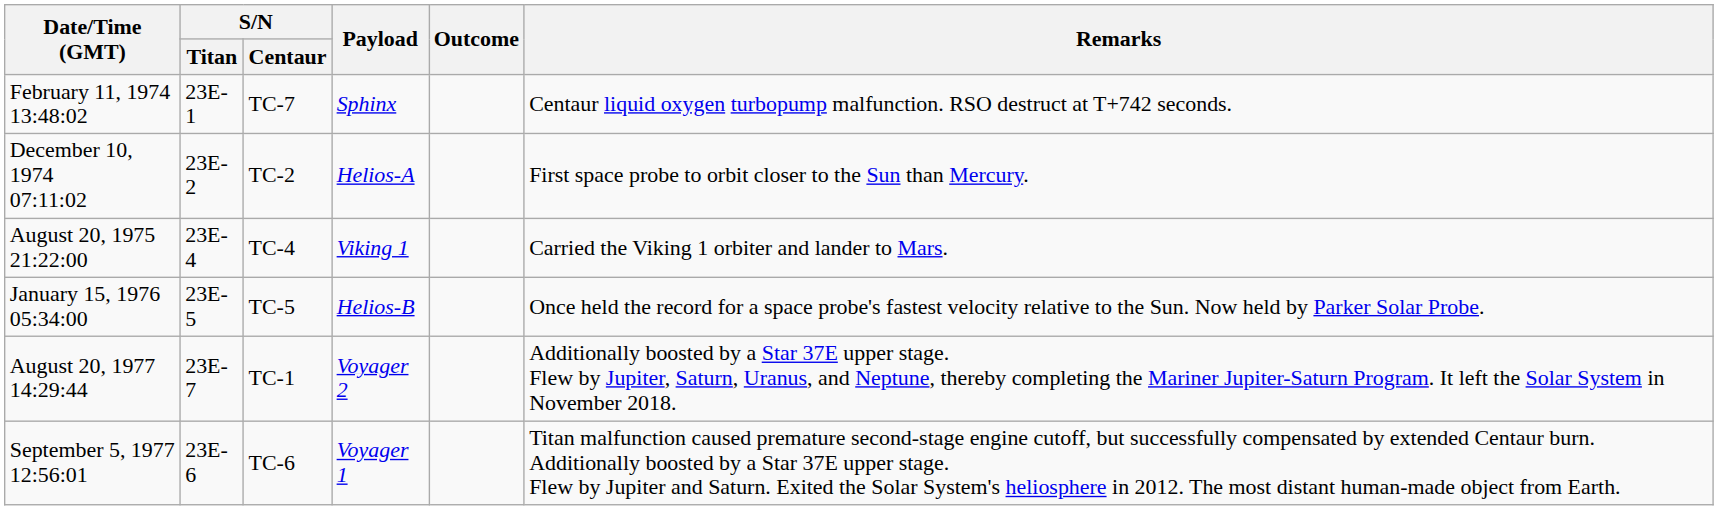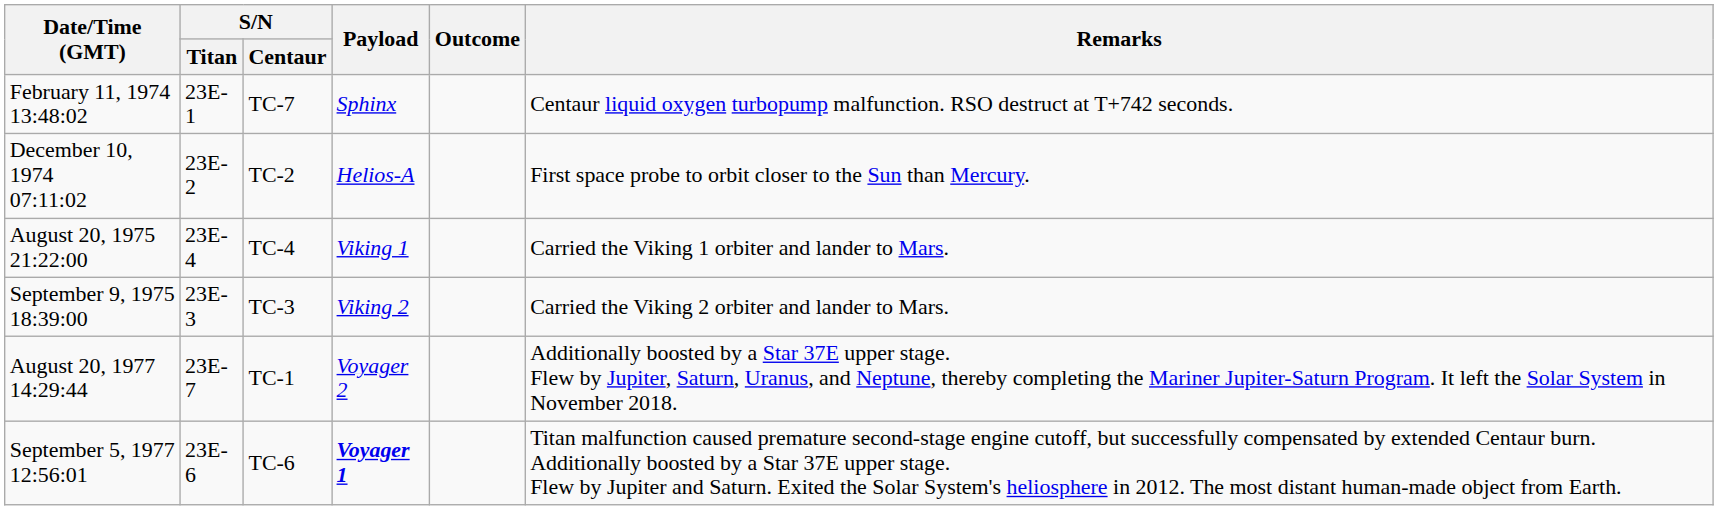+ row: (92, 306)
- row: (85, 306)
(373, 462) normal -> (373, 462) bold
